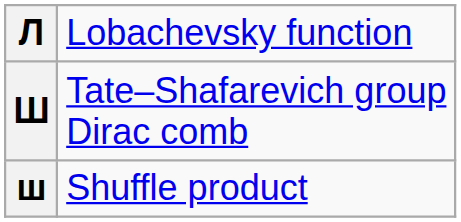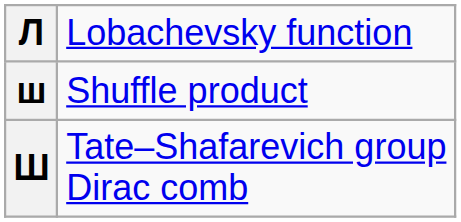rows swapped: (32, 110) <-> (31, 187)
